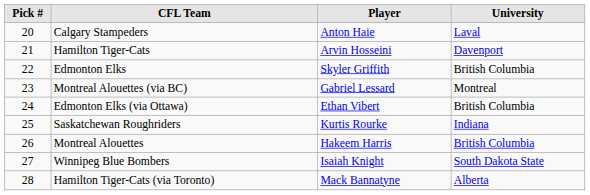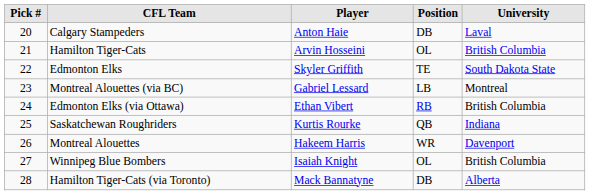+ column: (438, 13)
(478, 50) Davenport -> (505, 50) British Columbia
(494, 69) British Columbia -> (510, 69) South Dakota State
(494, 143) British Columbia -> (490, 143) Davenport
(499, 161) South Dakota State -> (505, 161) British Columbia
